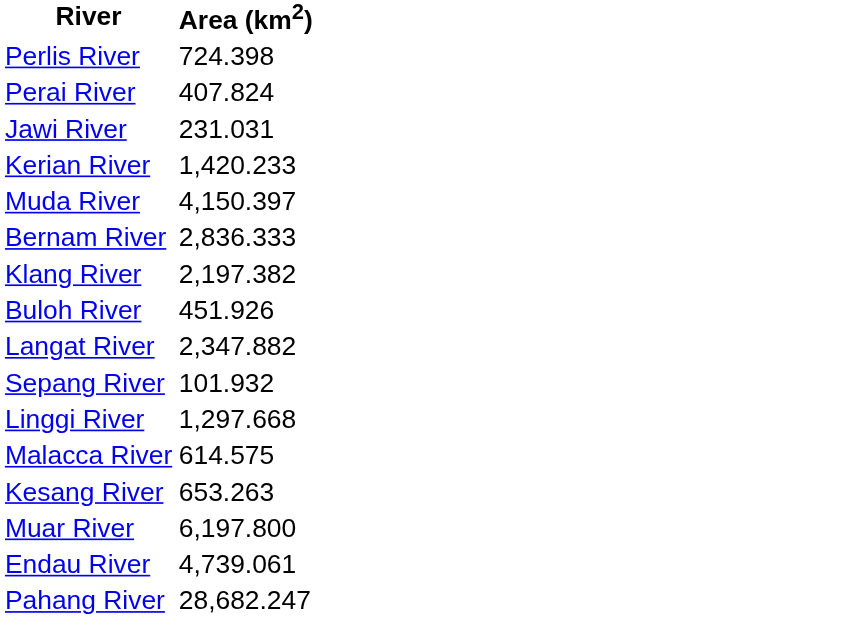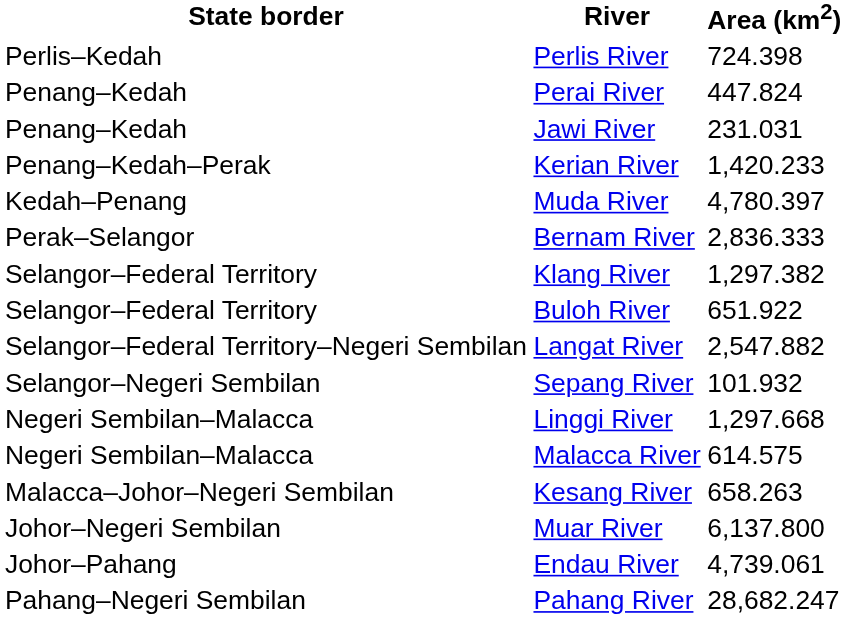+ column: (266, 17)
(227, 93) 407.824 -> (755, 93) 447.824
(238, 202) 4,150.397 -> (766, 202) 4,780.397
(238, 274) 2,197.382 -> (766, 274) 1,297.382
(227, 311) 451.926 -> (755, 311) 651.922
(238, 347) 2,347.882 -> (766, 347) 2,547.882
(227, 492) 653.263 -> (755, 492) 658.263
(238, 528) 6,197.800 -> (766, 528) 6,137.800
